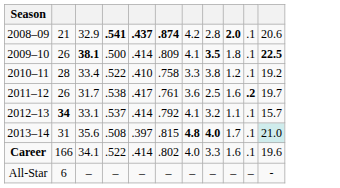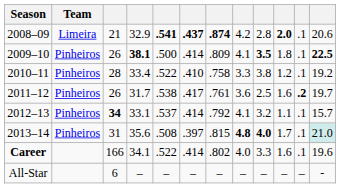+ column: (77, 14)
